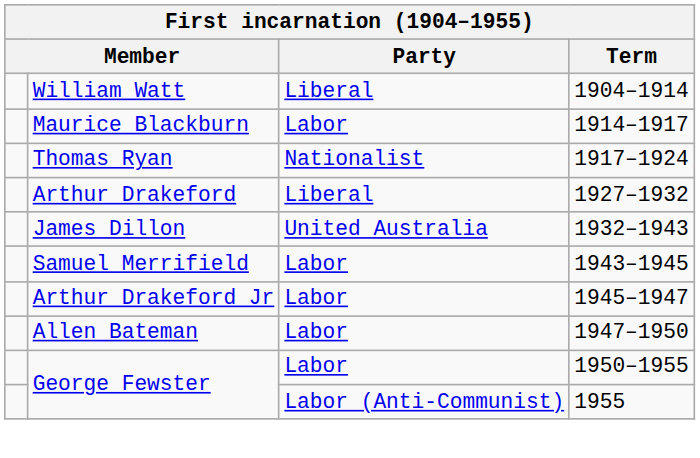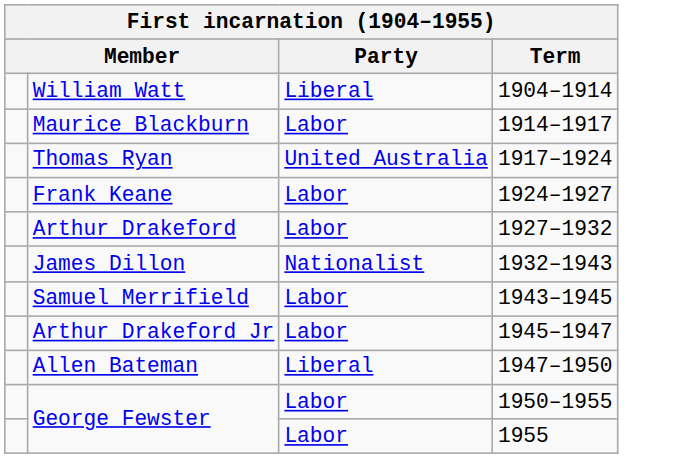(354, 160) Nationalist -> (386, 160) United Australia
+ row: (103, 195)
(329, 195) Liberal -> (316, 229) Labor
(386, 229) United Australia -> (354, 264) Nationalist
(316, 333) Labor -> (329, 367) Liberal
(424, 402) Labor (Anti-Communist) -> (316, 437) Labor
